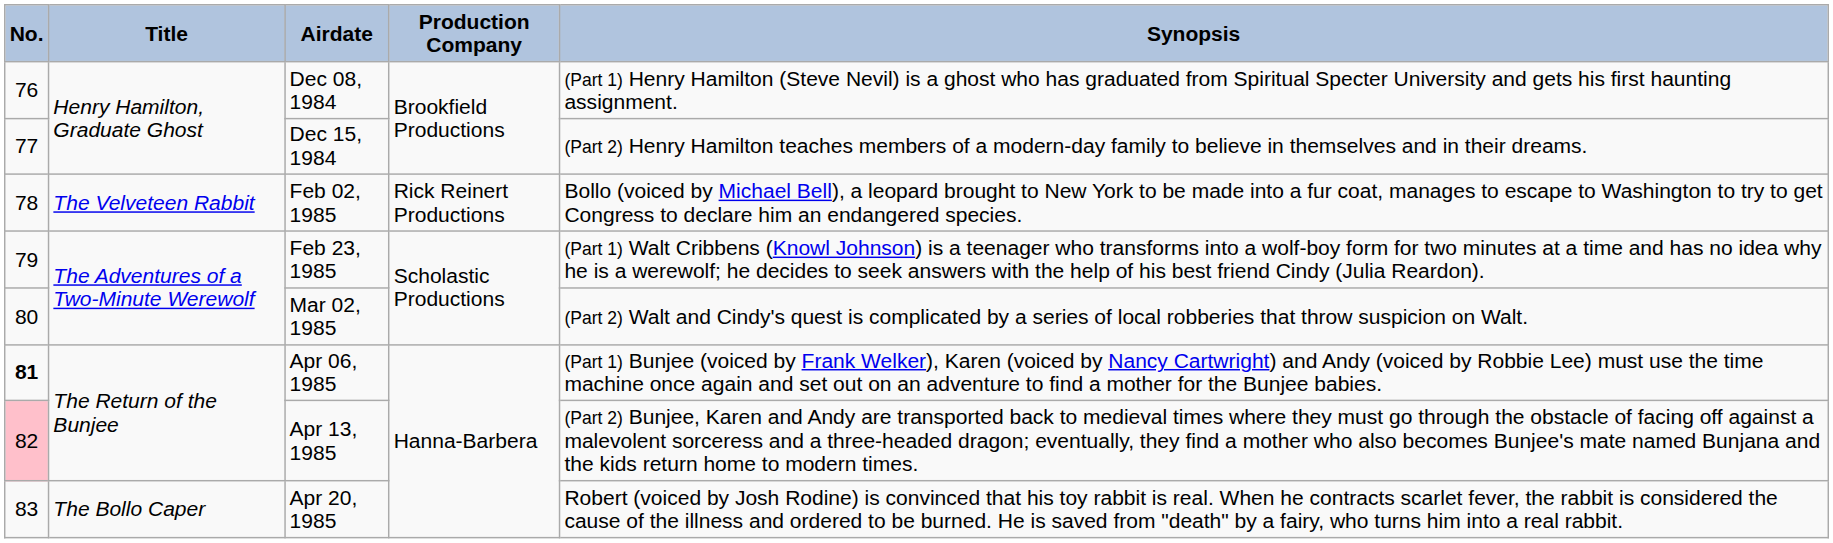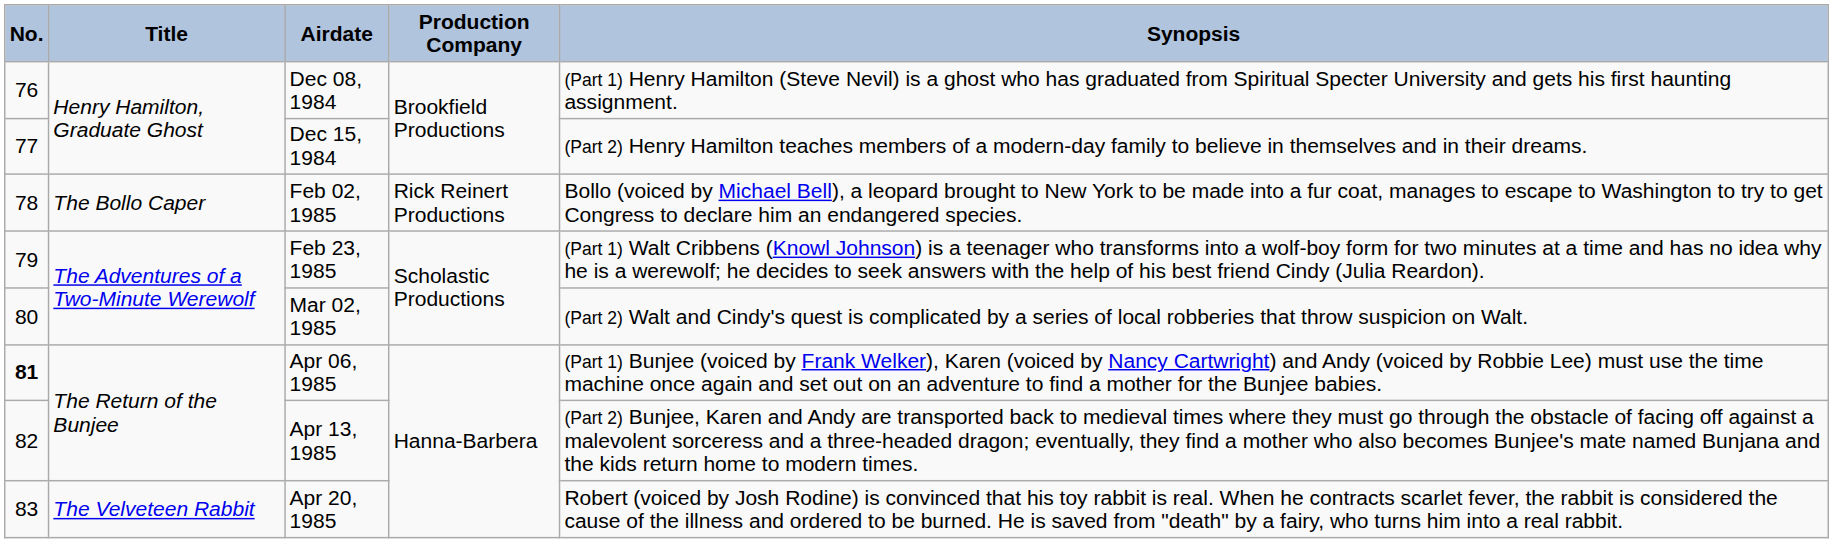(154, 203) The Velveteen Rabbit -> (129, 203) The Bollo Caper
(27, 441) pink background -> (27, 441) no background
(129, 509) The Bollo Caper -> (154, 509) The Velveteen Rabbit
